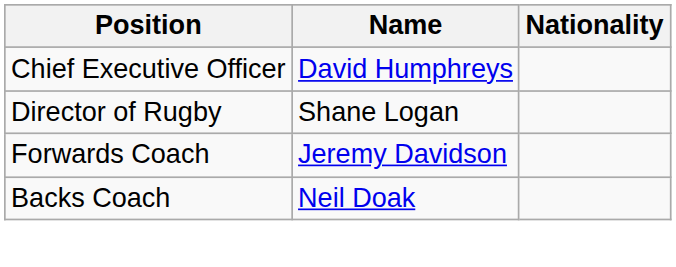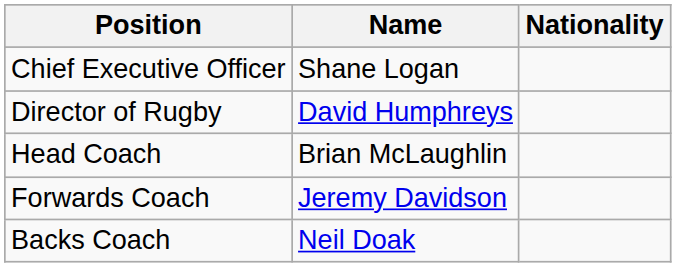(406, 68) David Humphreys -> (379, 68) Shane Logan
(379, 111) Shane Logan -> (406, 111) David Humphreys
+ row: (86, 154)
